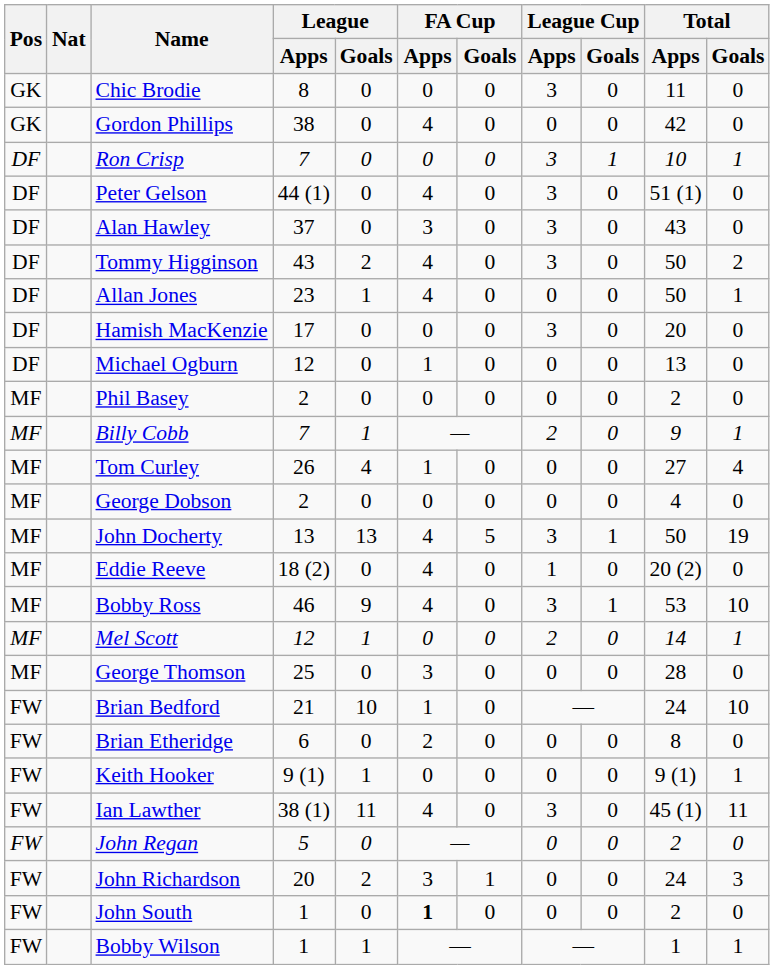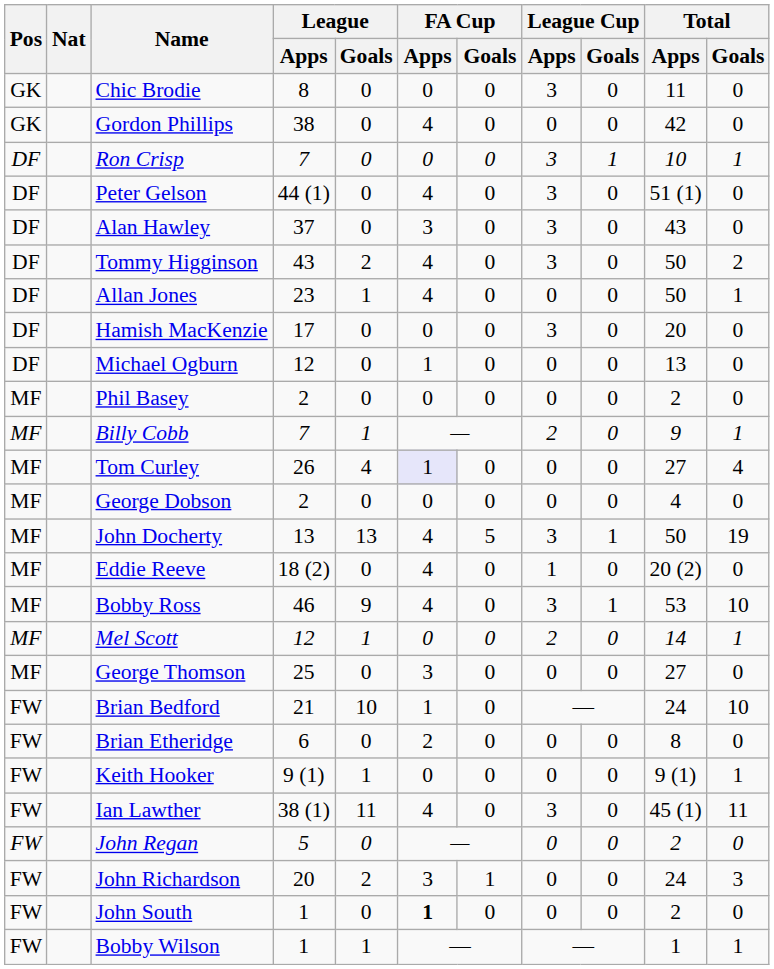(428, 466) no background -> (428, 466) lavender background
(676, 672) 28 -> (676, 672) 27
